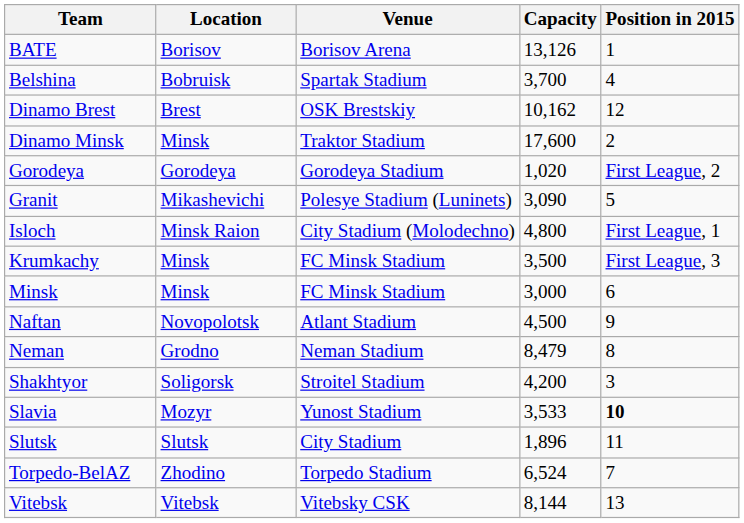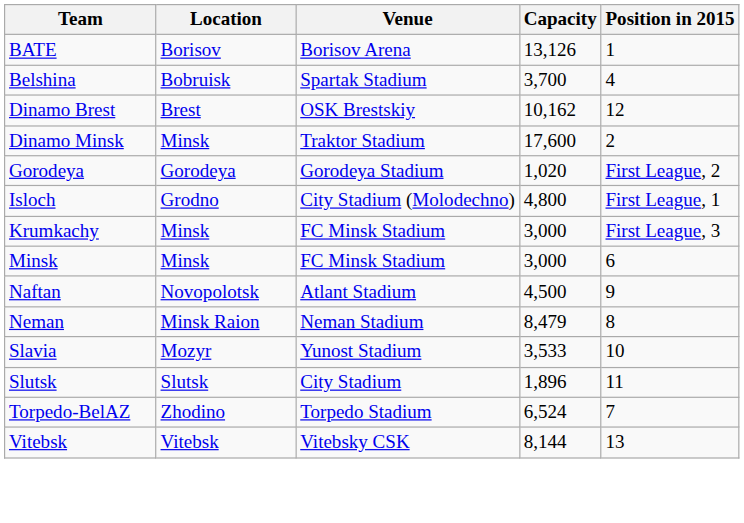- row: (33, 200)
(210, 230) Minsk Raion -> (190, 200) Grodno
(545, 261) 3,500 -> (545, 230) 3,000
(190, 351) Grodno -> (210, 321) Minsk Raion
- row: (48, 381)
(615, 412) bold -> (615, 351) normal
